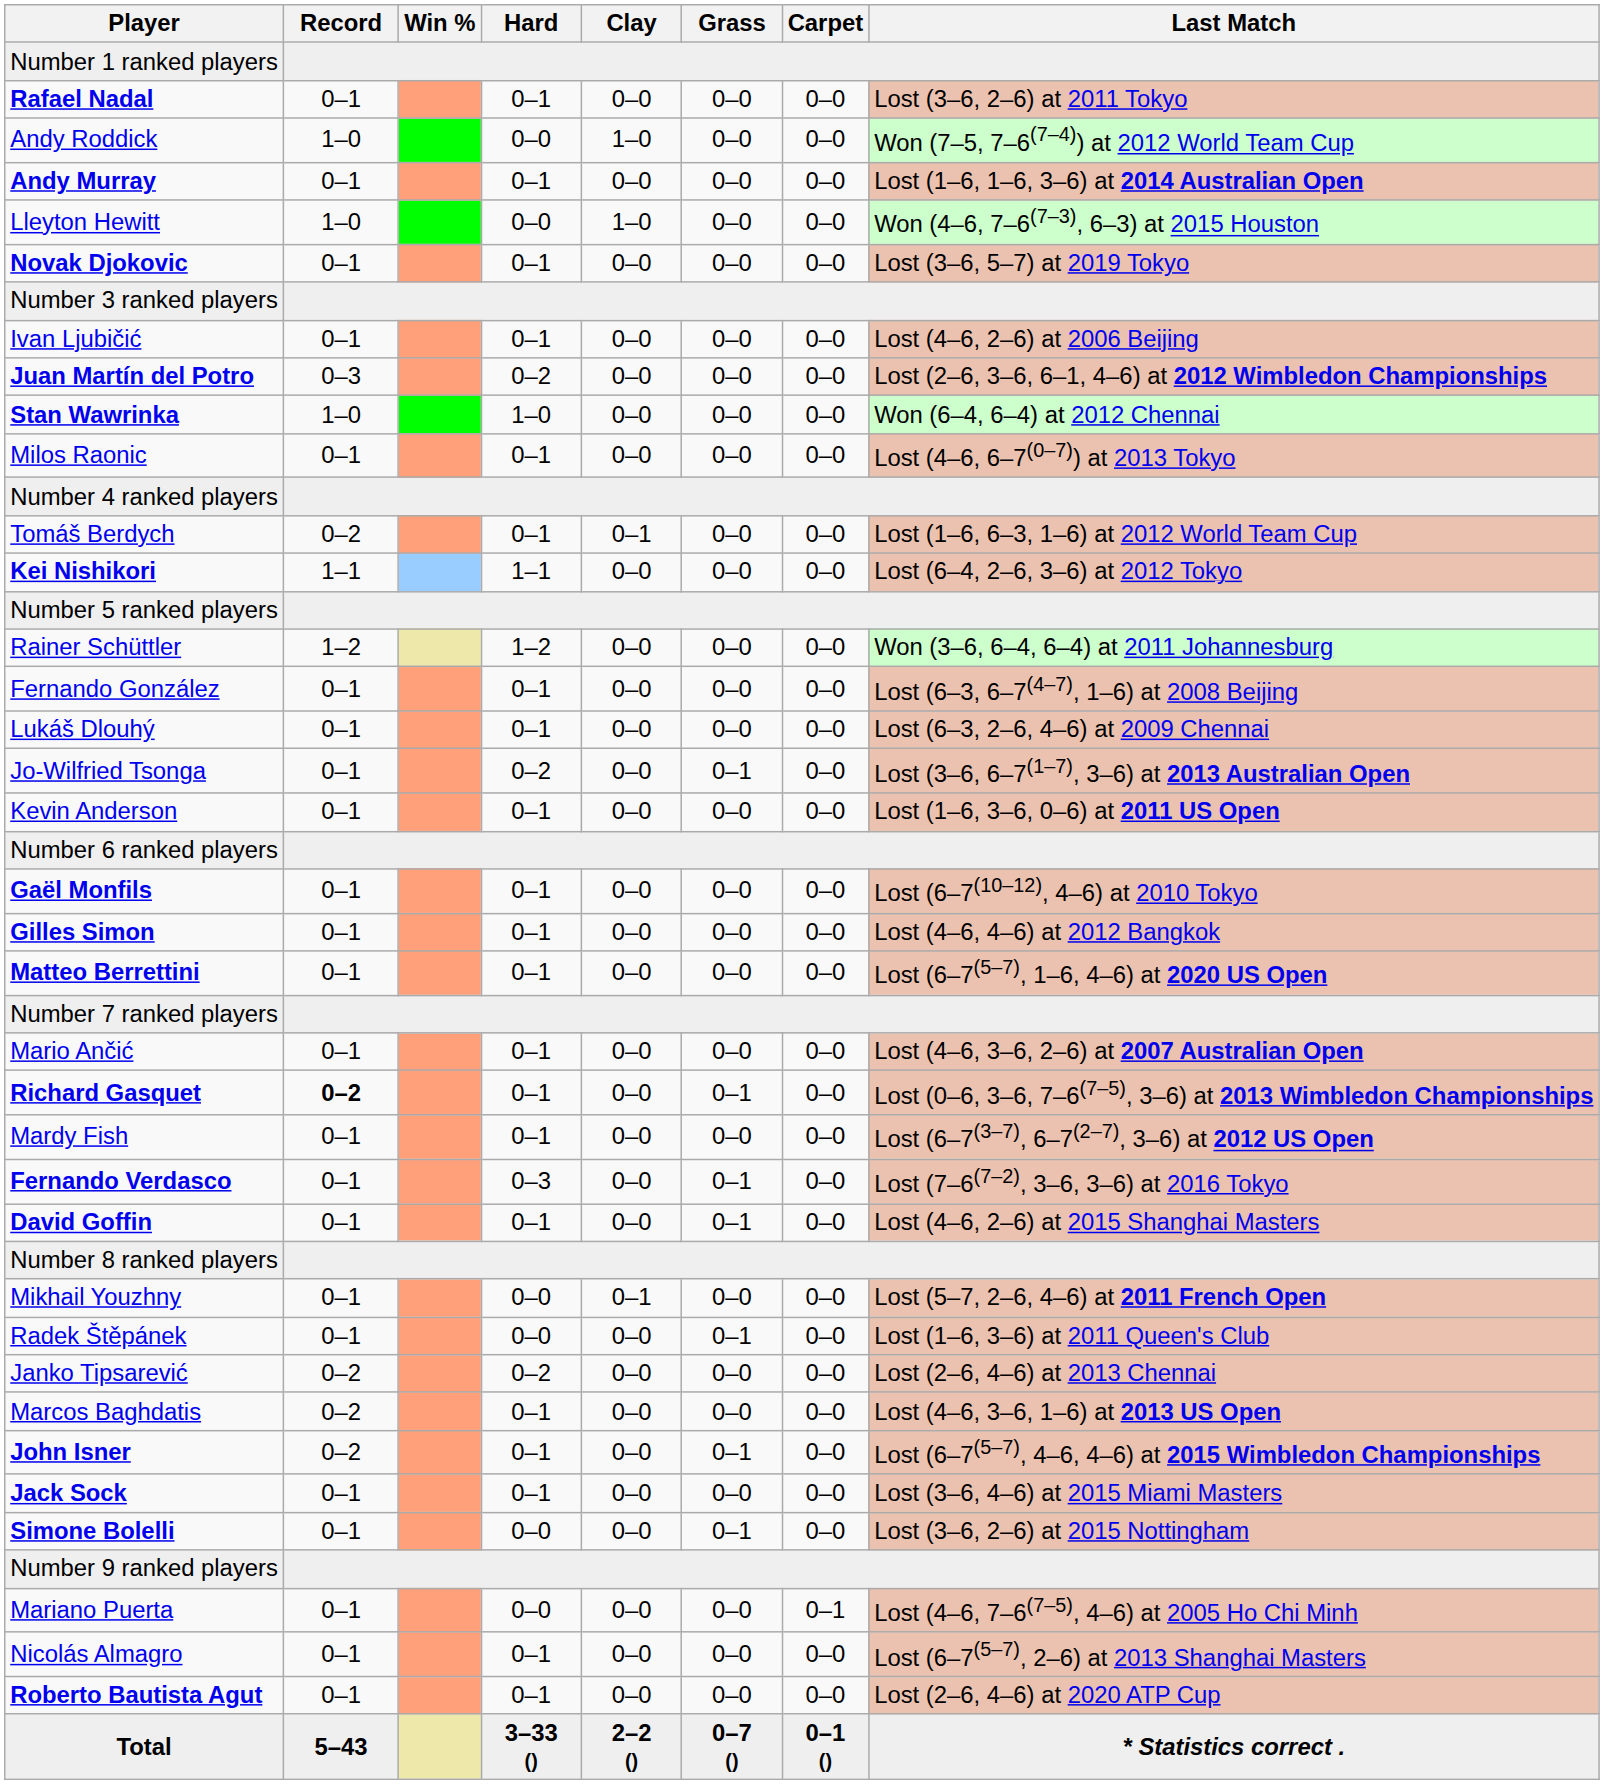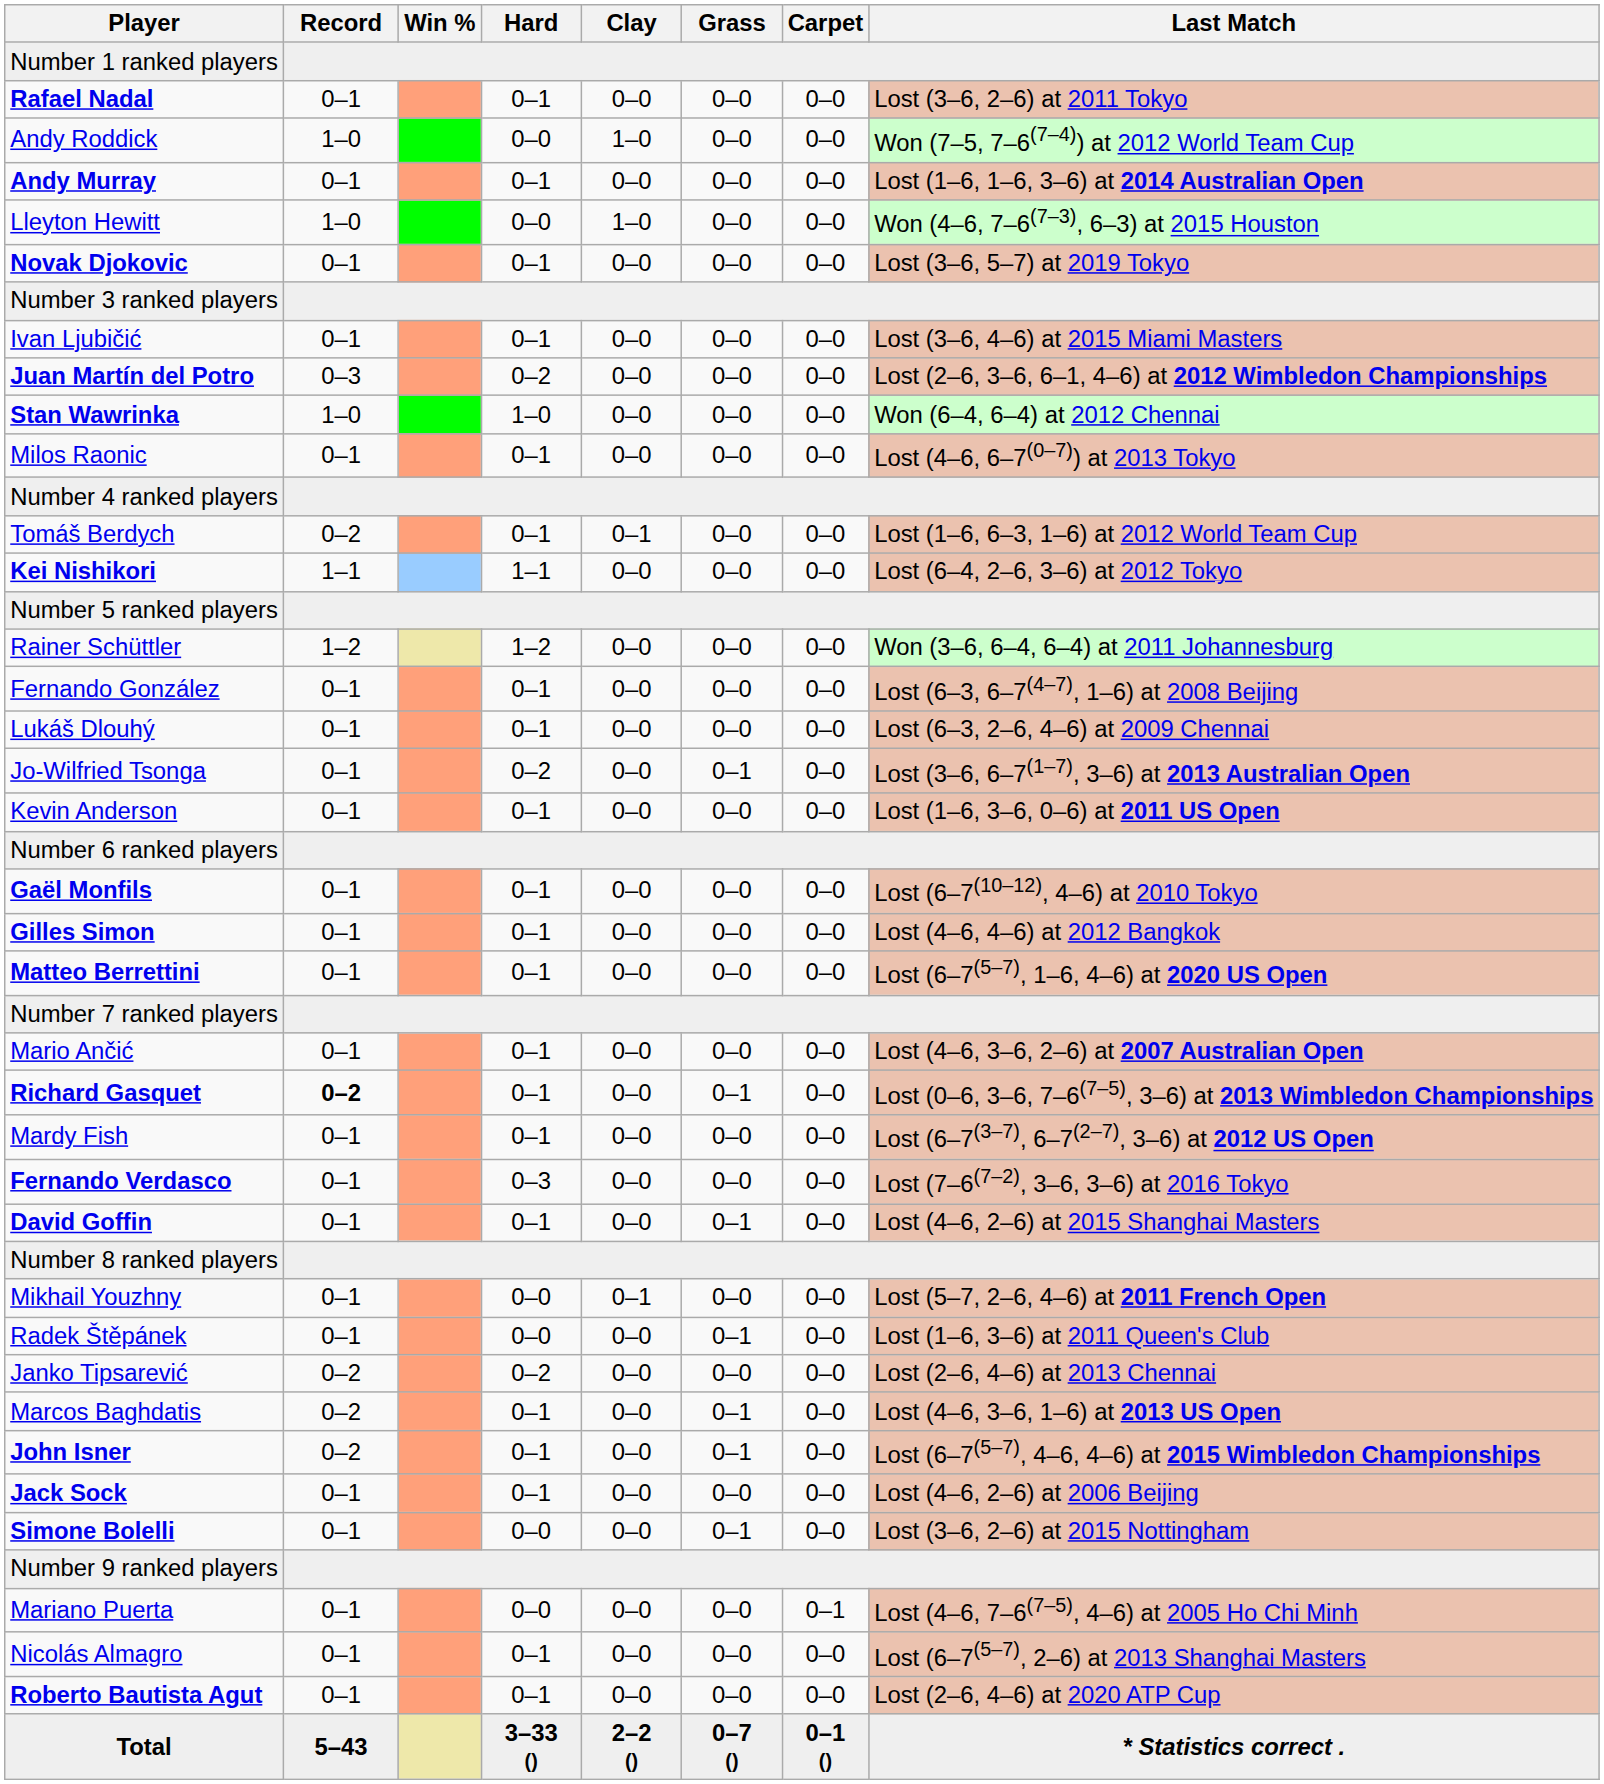(1037, 338) Lost (4–6, 2–6) at 2006 Beijing -> (1078, 338) Lost (3–6, 4–6) at 2015 Miami Masters
(732, 1181) 0–1 -> (732, 1181) 0–0
(732, 1411) 0–0 -> (732, 1411) 0–1
(1078, 1493) Lost (3–6, 4–6) at 2015 Miami Masters -> (1037, 1493) Lost (4–6, 2–6) at 2006 Beijing
